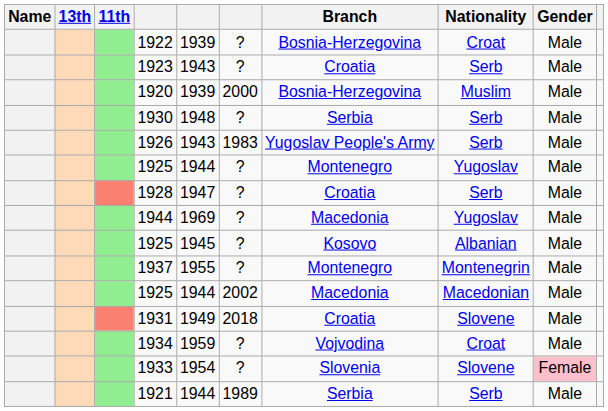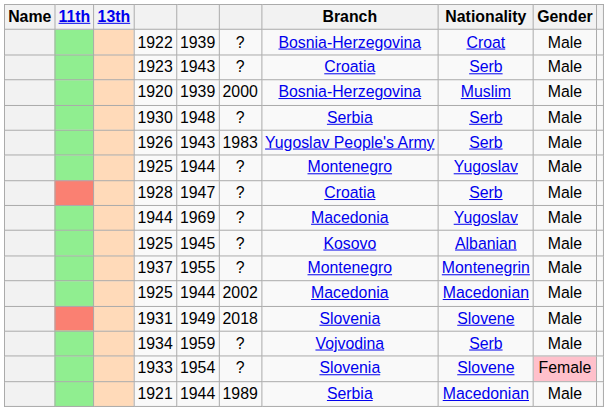columns swapped: (114, 17) <-> (75, 17)
(350, 318) Croatia -> (350, 318) Slovenia
(486, 343) Croat -> (486, 343) Serb
(486, 393) Serb -> (486, 393) Macedonian
